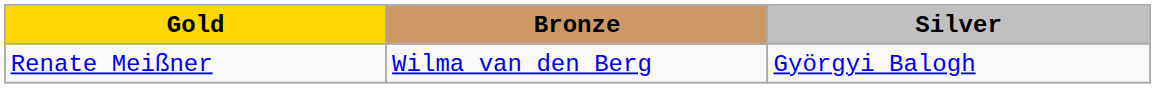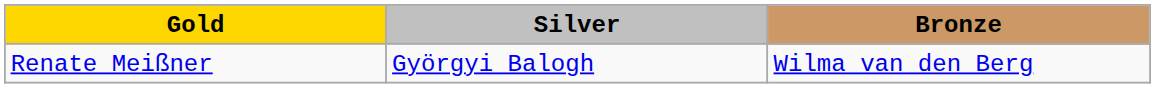columns swapped: (959, 25) <-> (577, 25)
